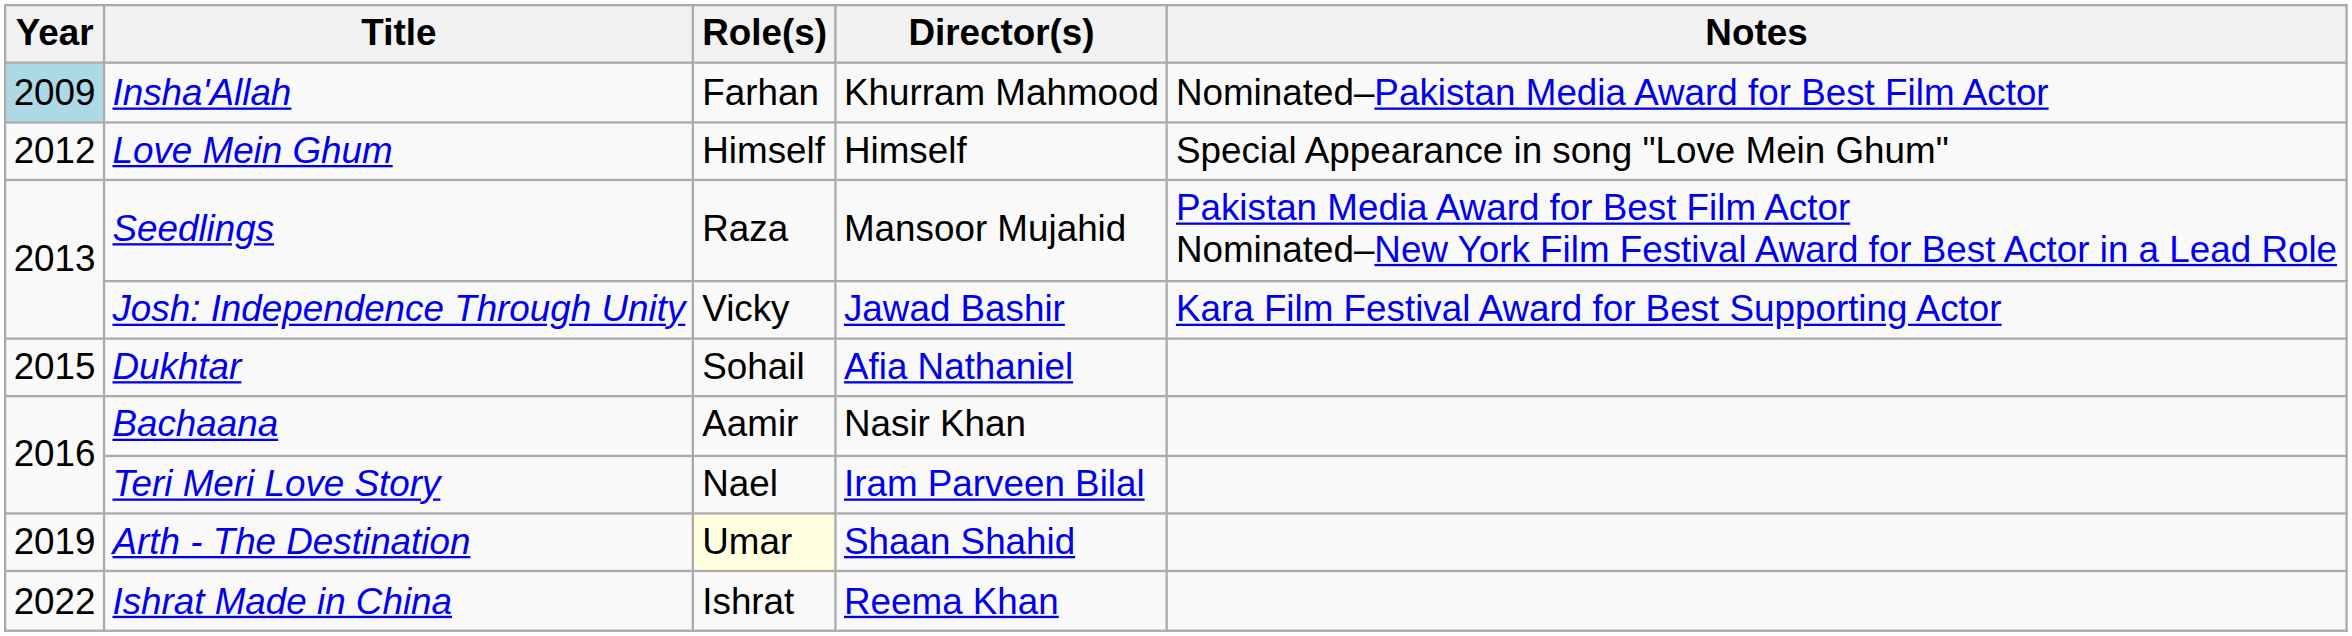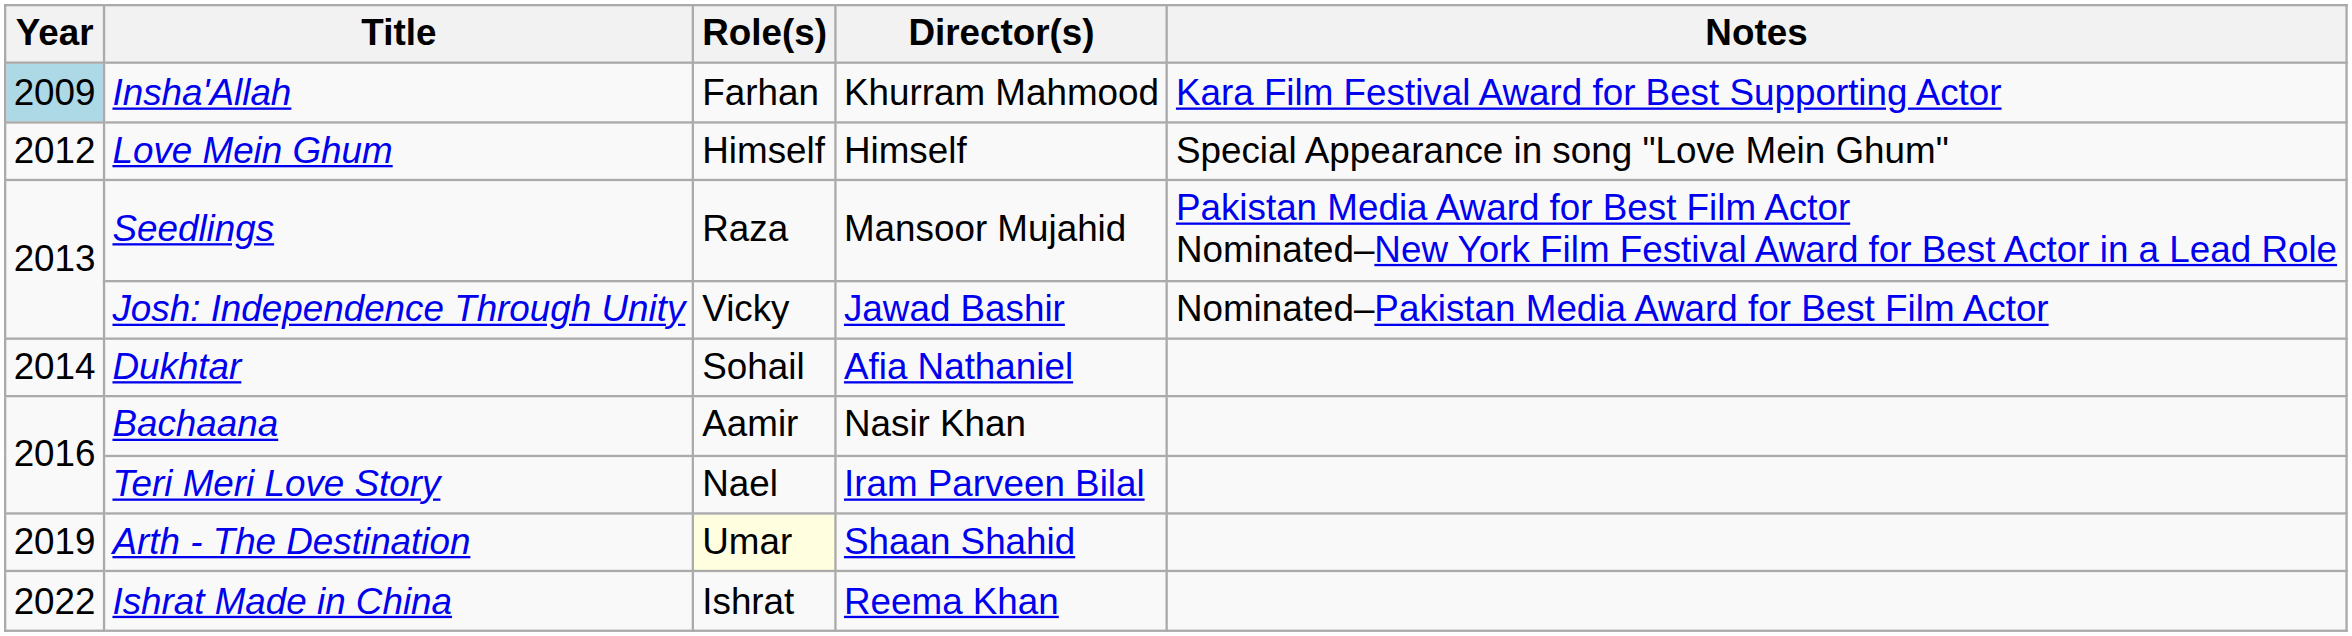(1612, 92) Nominated–Pakistan Media Award for Best Film Actor -> (1589, 92) Kara Film Festival Award for Best Supporting Actor
(1589, 308) Kara Film Festival Award for Best Supporting Actor -> (1612, 308) Nominated–Pakistan Media Award for Best Film Actor
(55, 366) 2015 -> (55, 366) 2014
